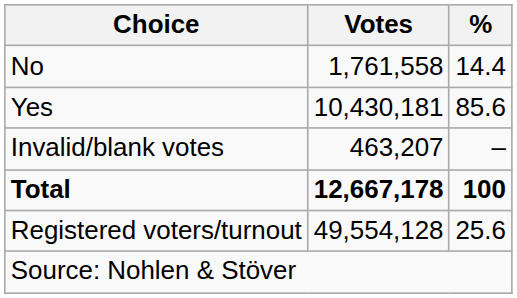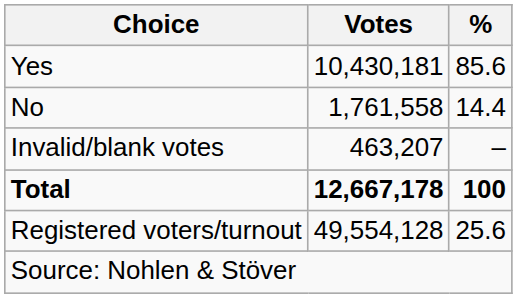rows swapped: (32, 107) <-> (27, 66)
